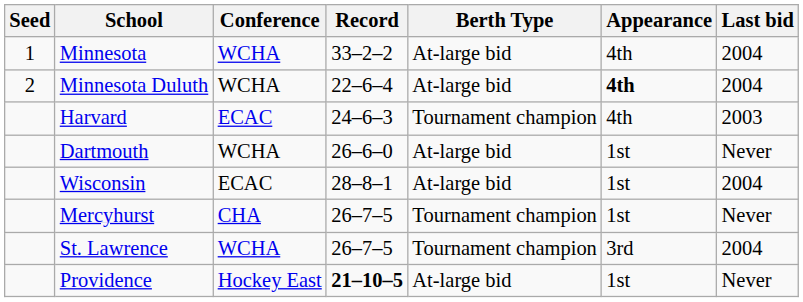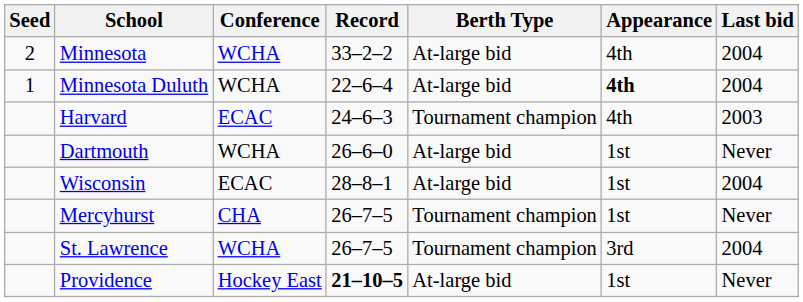(30, 53) 1 -> (30, 53) 2
(30, 85) 2 -> (30, 85) 1
